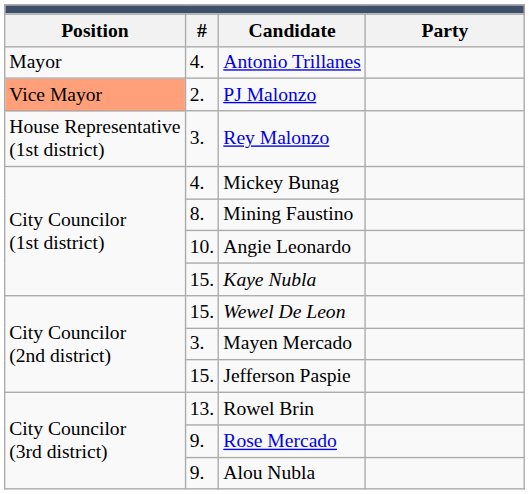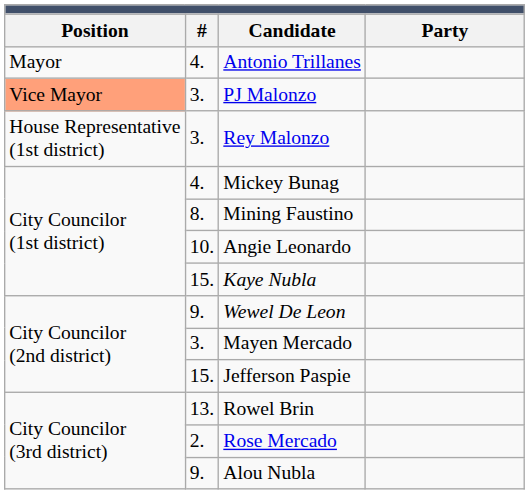(197, 94) 2. -> (197, 94) 3.
(202, 311) 15. -> (197, 311) 9.
(197, 440) 9. -> (197, 440) 2.
